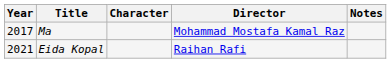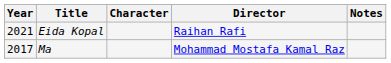rows swapped: (45, 31) <-> (71, 49)
